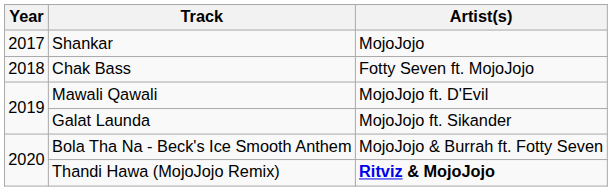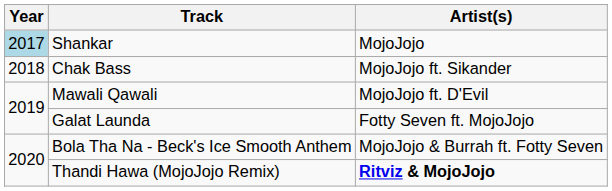(26, 43) no background -> (26, 43) lightblue background
(447, 69) Fotty Seven ft. MojoJojo -> (435, 69) MojoJojo ft. Sikander
(435, 120) MojoJojo ft. Sikander -> (447, 120) Fotty Seven ft. MojoJojo
